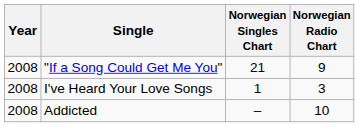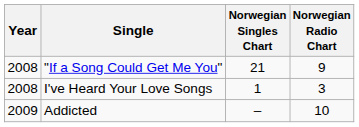(23, 110) 2008 -> (23, 110) 2009
